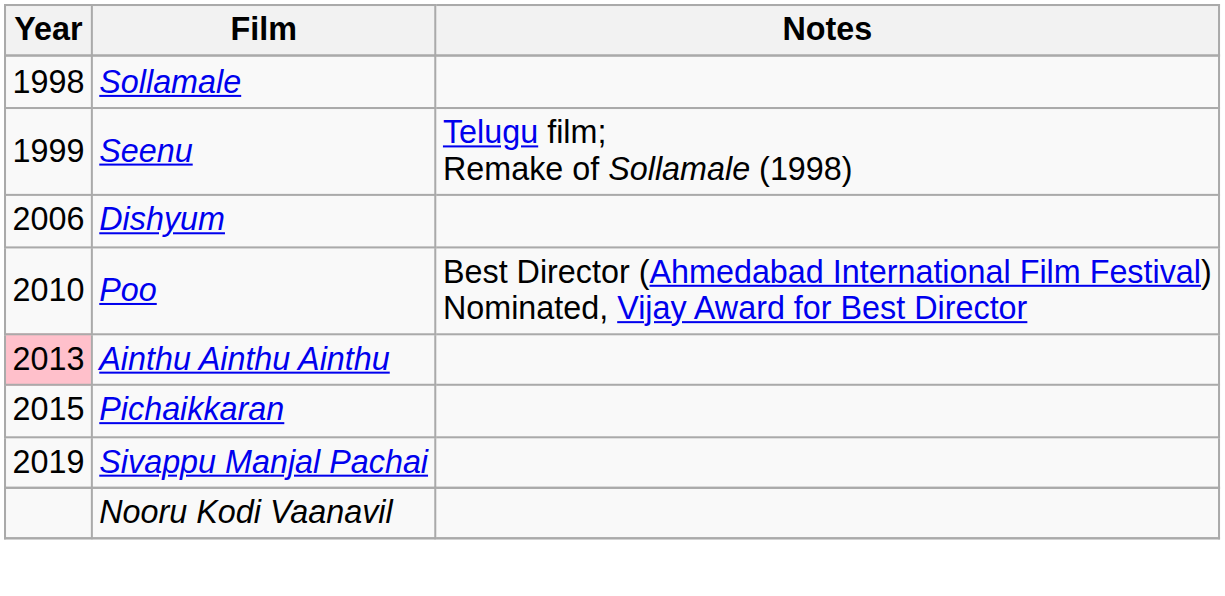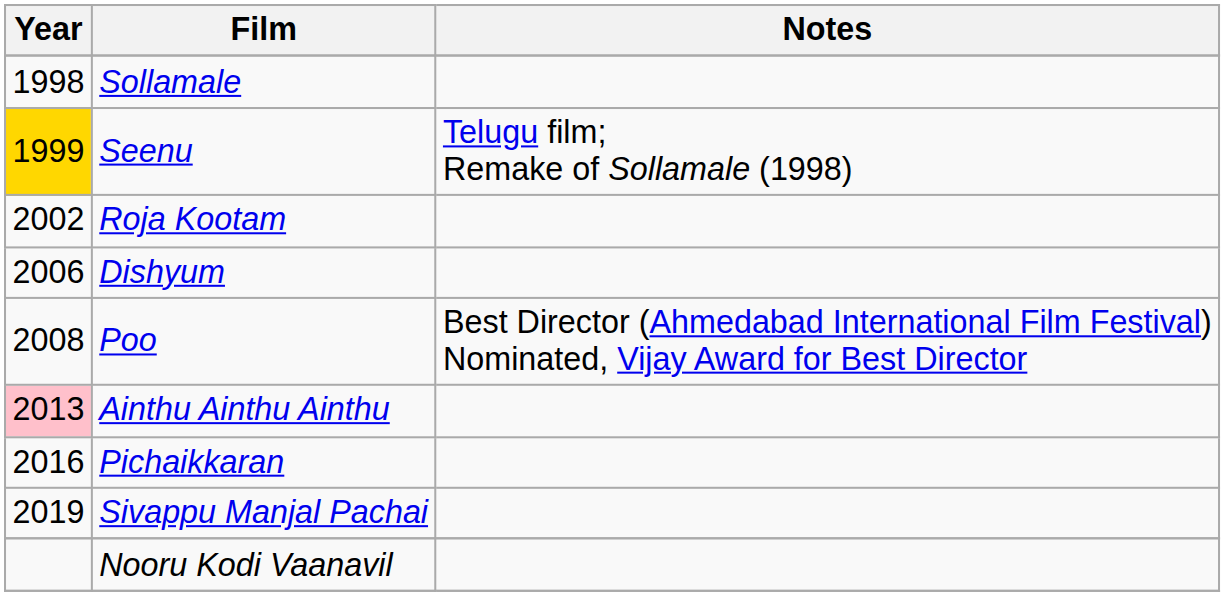(48, 150) no background -> (48, 150) gold background
+ row: (193, 220)
(48, 289) 2010 -> (48, 340) 2008
(48, 410) 2015 -> (48, 461) 2016
